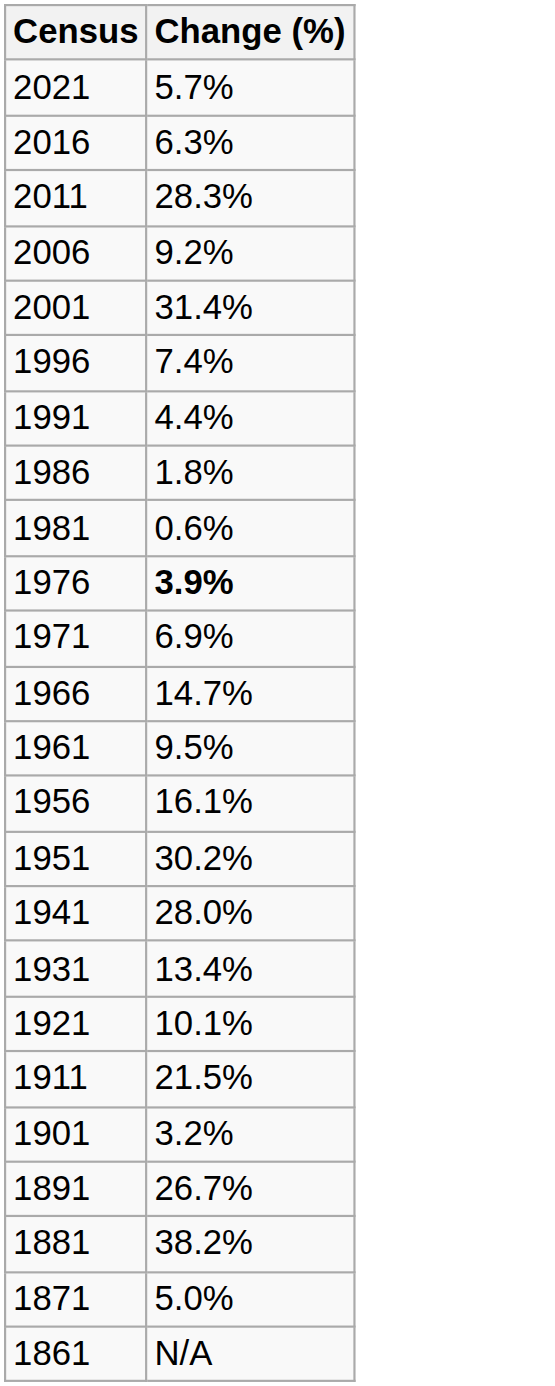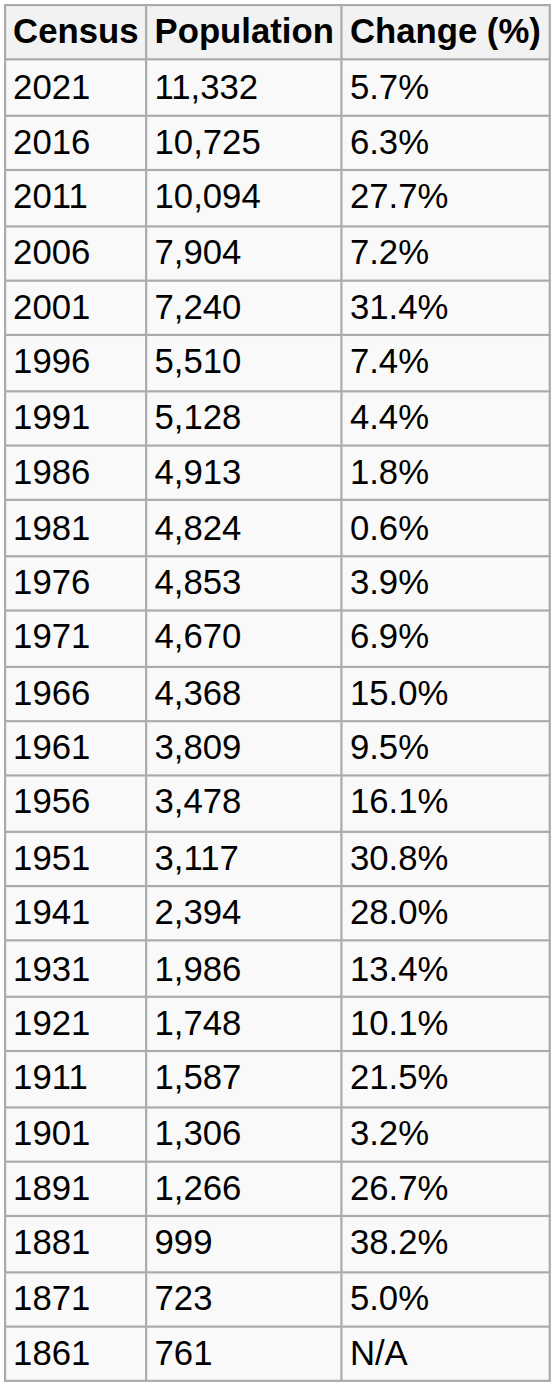+ column: (244, 32)
(204, 197) 28.3% -> (399, 197) 27.7%
(194, 252) 9.2% -> (389, 252) 7.2%
(194, 582) bold -> (389, 582) normal
(204, 692) 14.7% -> (399, 692) 15.0%
(204, 857) 30.2% -> (399, 857) 30.8%
